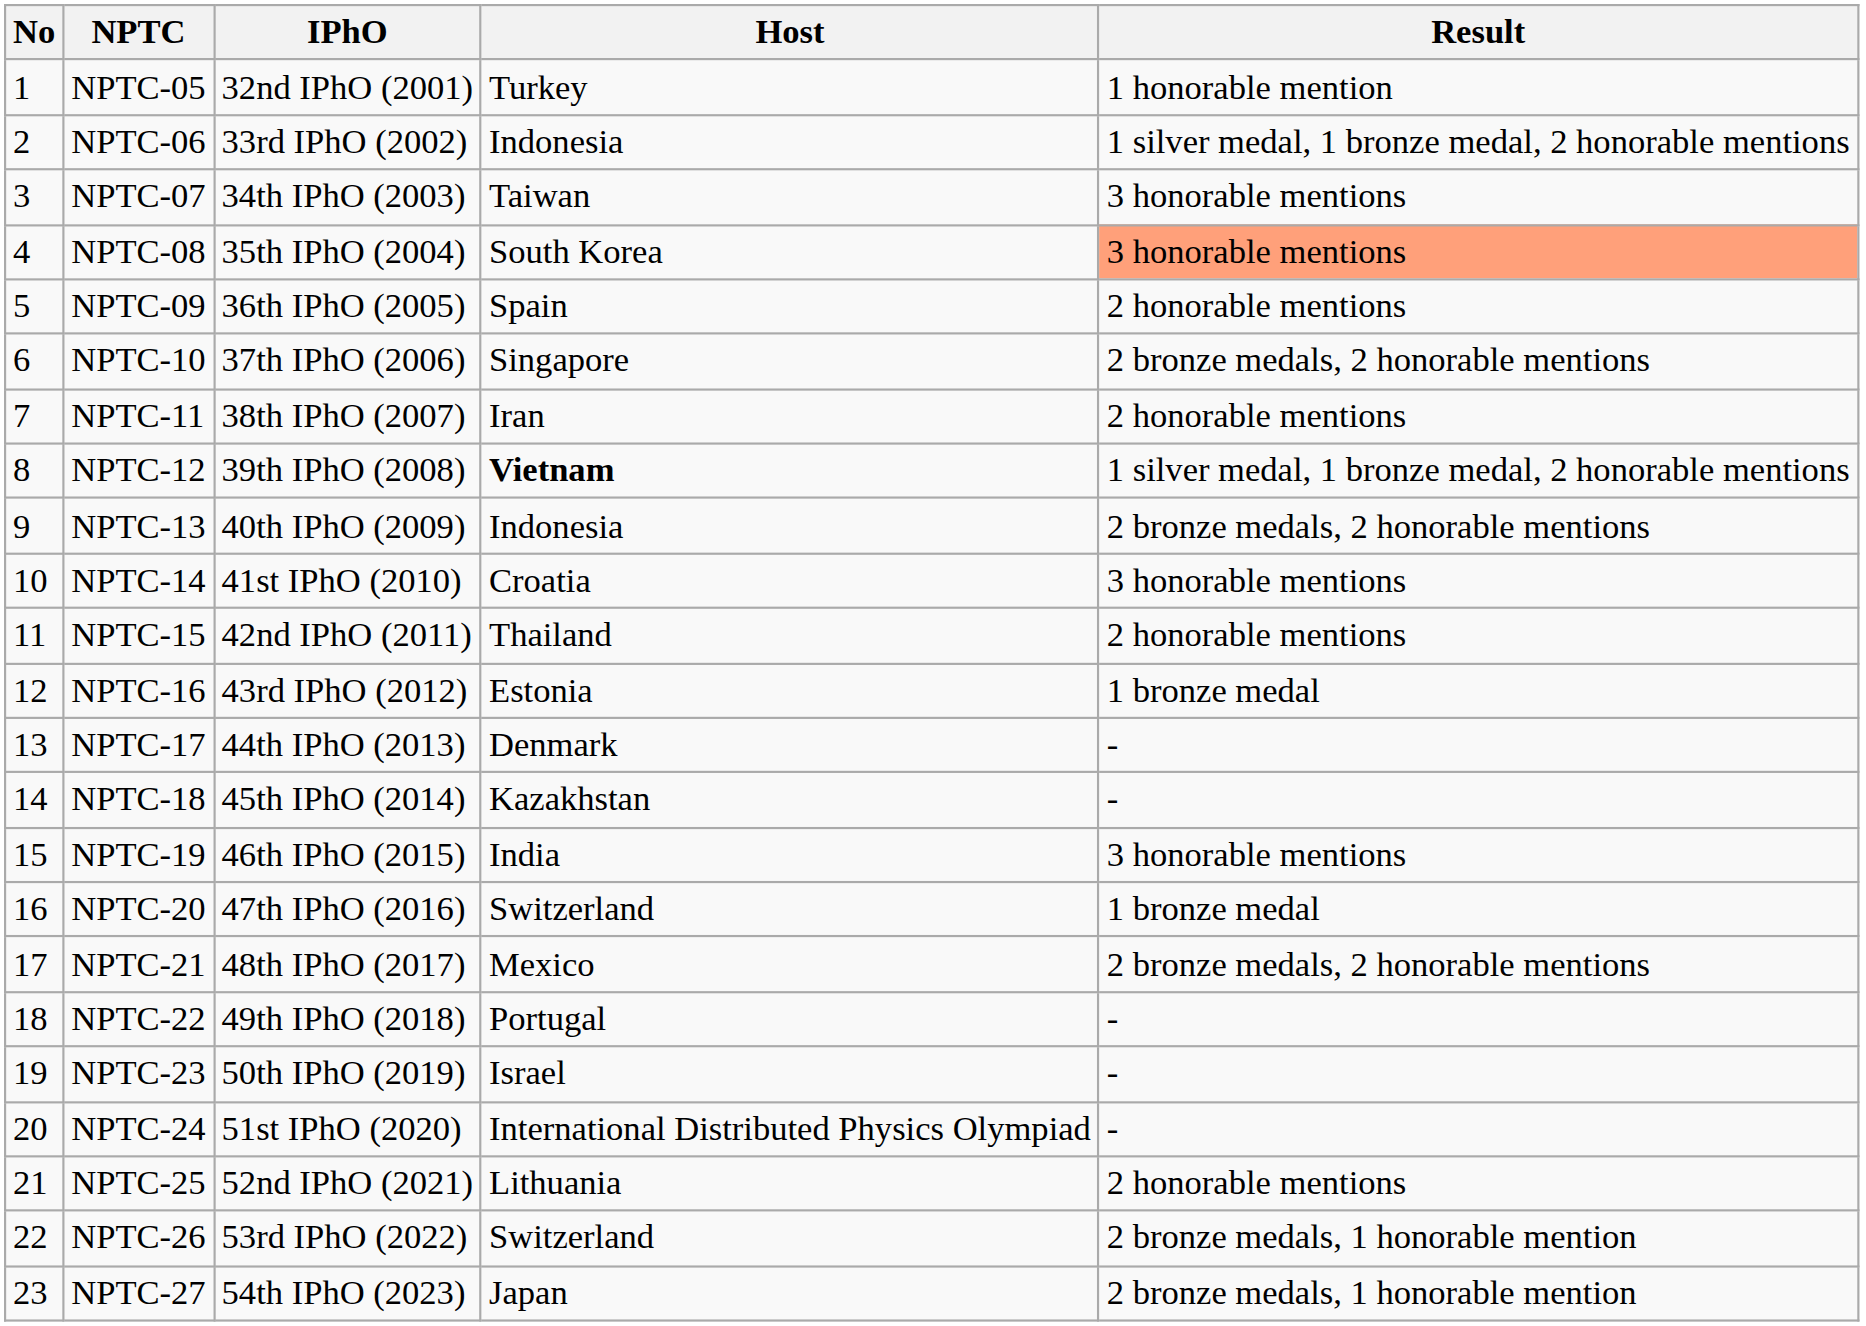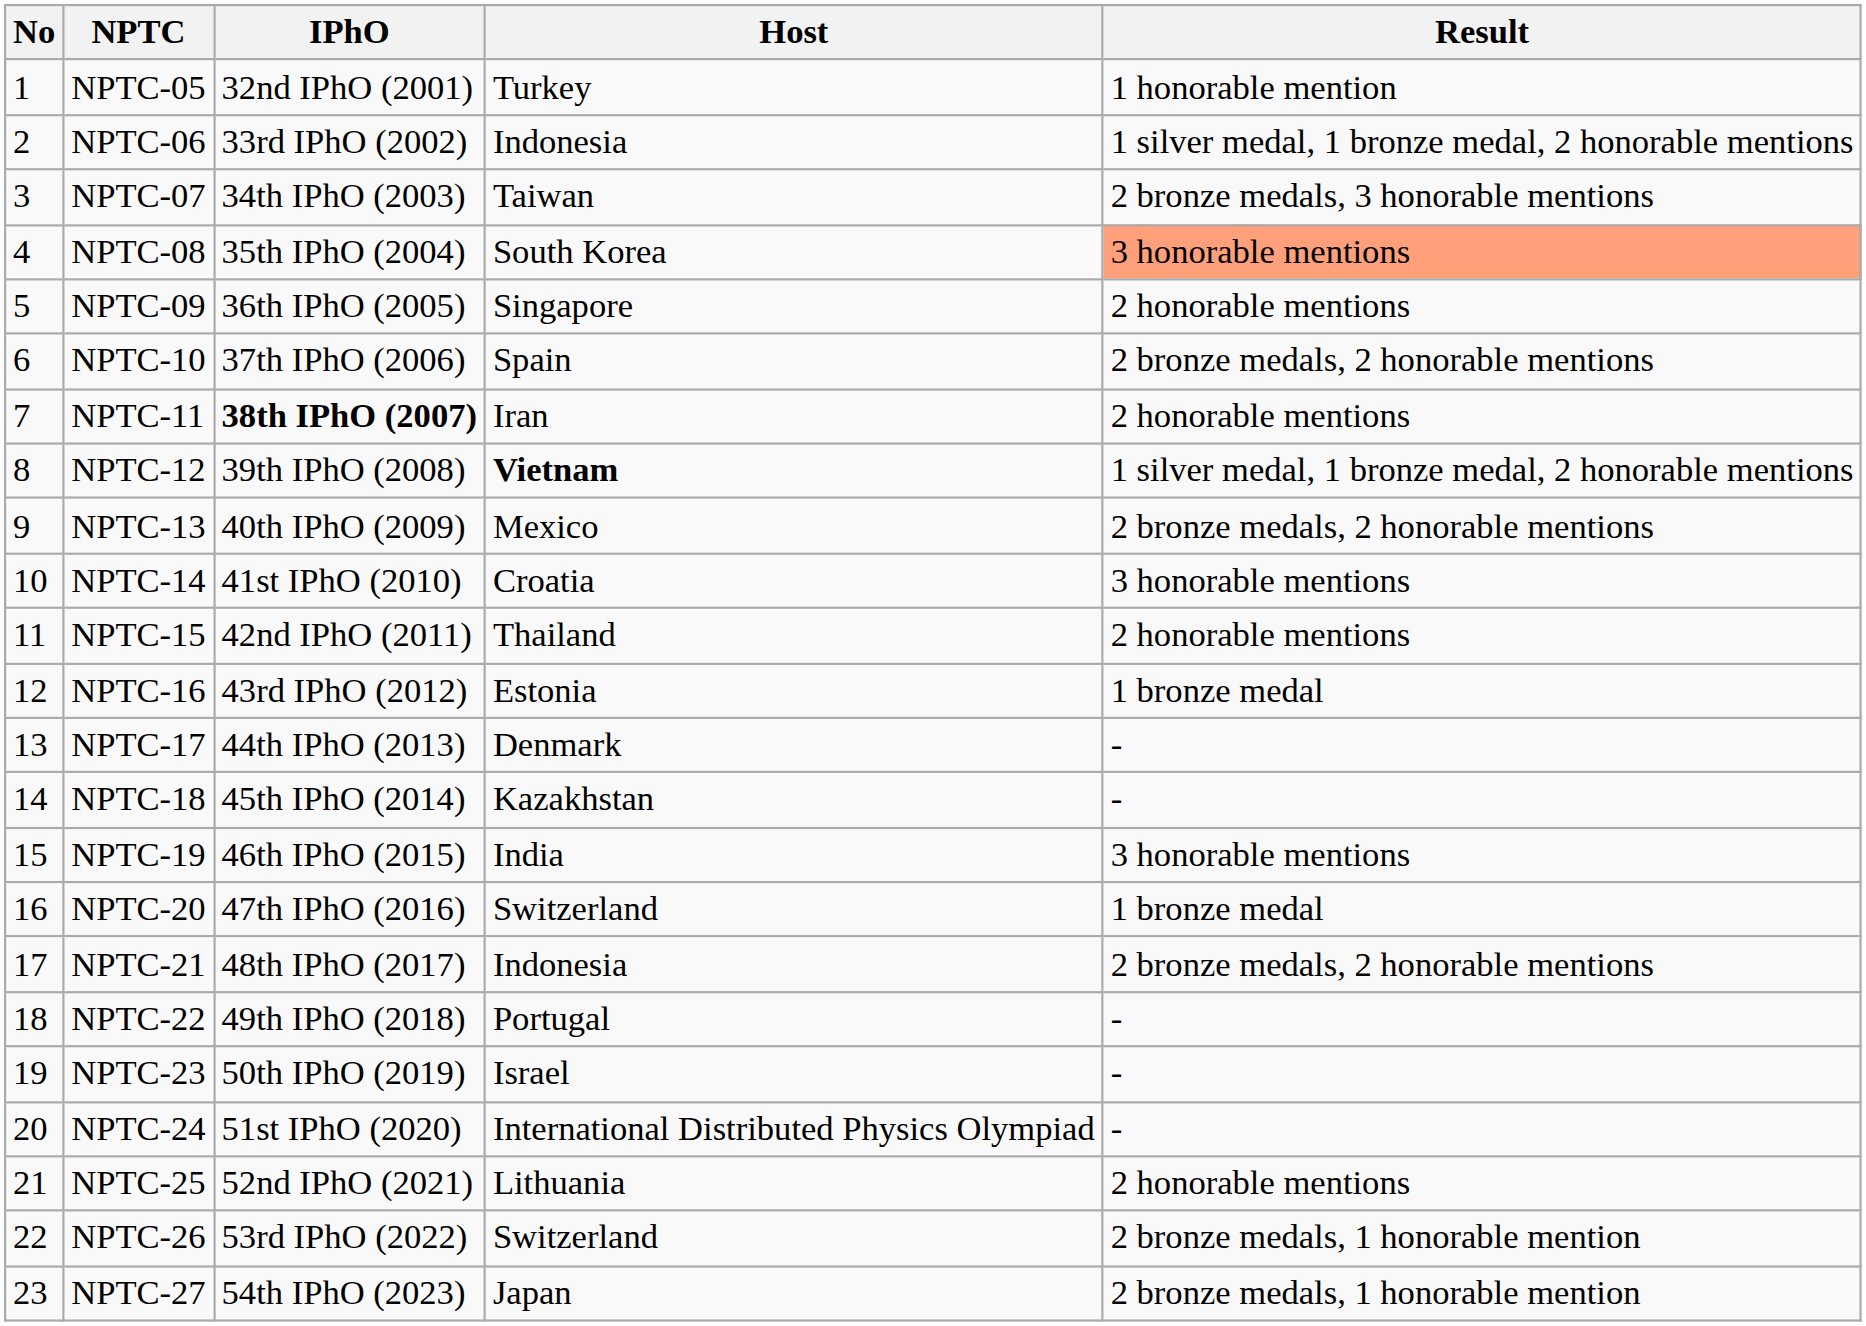(1257, 196) 3 honorable mentions -> (1382, 196) 2 bronze medals, 3 honorable mentions
(528, 305) Spain -> (563, 305) Singapore
(559, 360) Singapore -> (532, 360) Spain
(344, 415) normal -> (349, 415) bold
(556, 525) Indonesia -> (546, 525) Mexico
(542, 963) Mexico -> (560, 963) Indonesia
